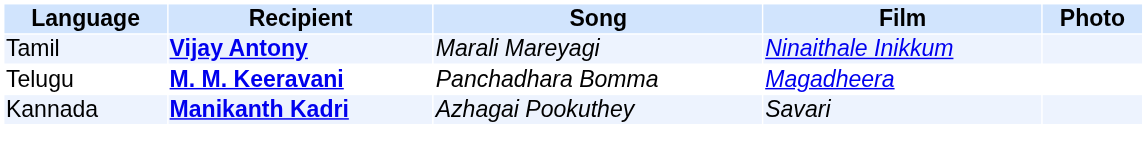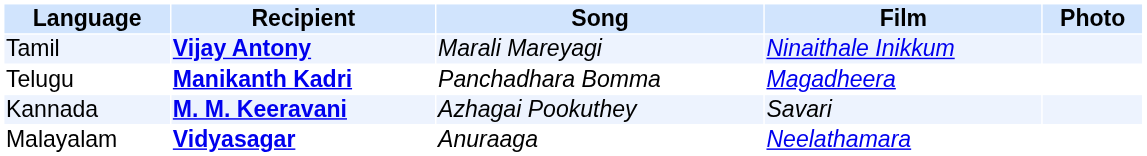(257, 79) M. M. Keeravani -> (262, 79) Manikanth Kadri
(259, 109) Manikanth Kadri -> (260, 109) M. M. Keeravani
+ row: (62, 139)
